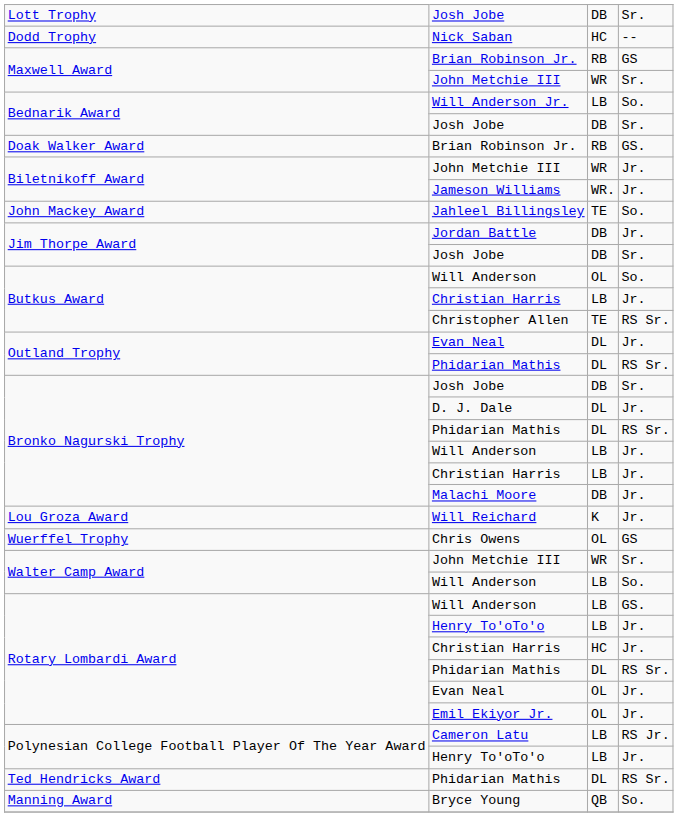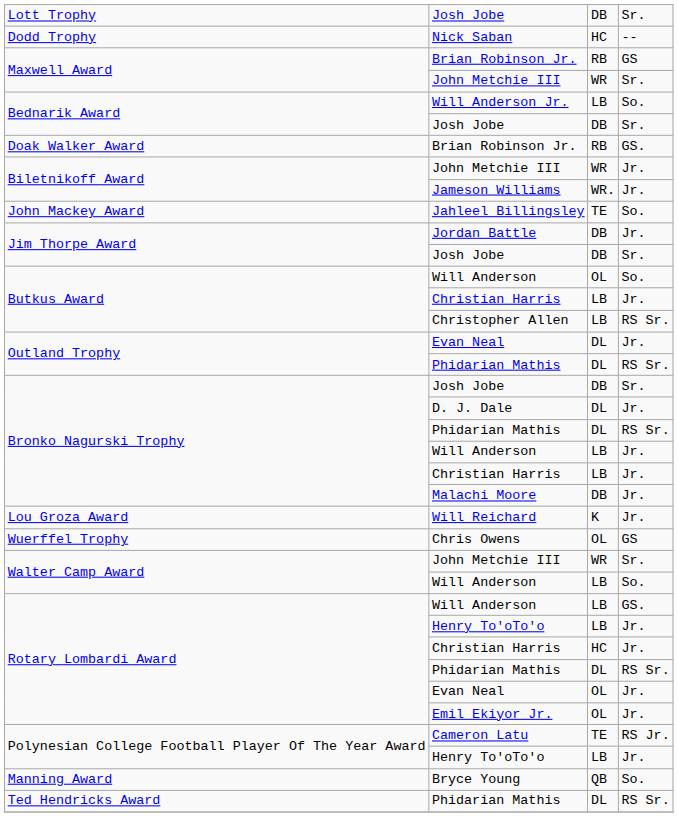(599, 321) TE -> (599, 321) LB
(599, 736) LB -> (599, 736) TE
rows swapped: (84, 779) <-> (60, 801)
